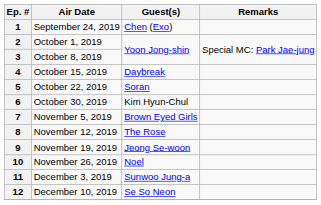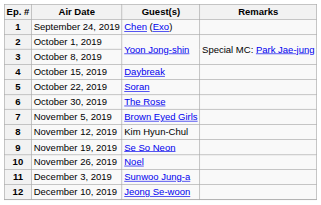(156, 102) Kim Hyun-Chul -> (145, 102) The Rose
(145, 132) The Rose -> (156, 132) Kim Hyun-Chul
(157, 147) Jeong Se-woon -> (150, 147) Se So Neon
(150, 192) Se So Neon -> (157, 192) Jeong Se-woon
